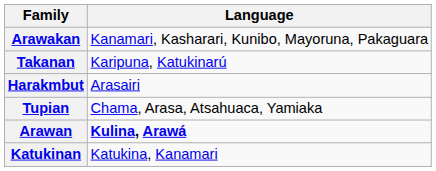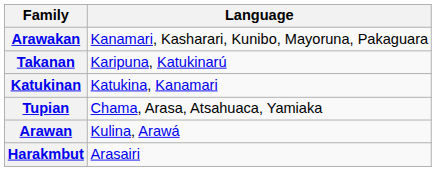rows swapped: (46, 154) <-> (46, 85)
(138, 131) bold -> (135, 131) normal
